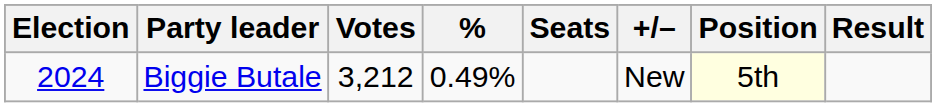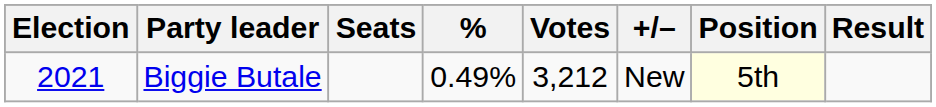columns swapped: (376, 28) <-> (570, 28)
(71, 76) 2024 -> (71, 76) 2021
